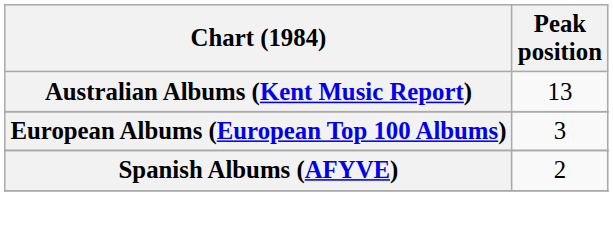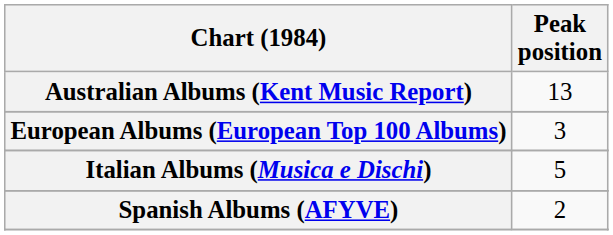+ row: (258, 170)
